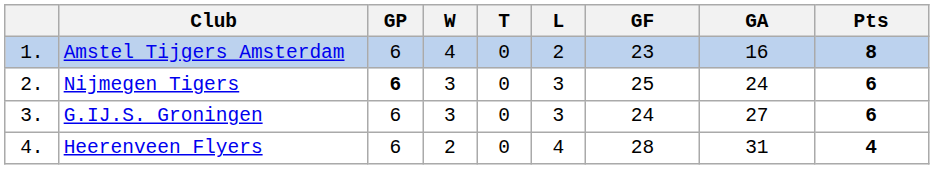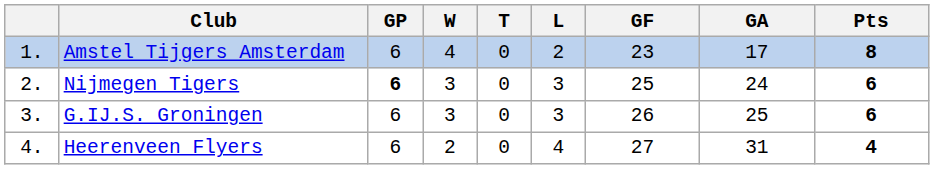(757, 52) 16 -> (757, 52) 17
(643, 116) 24 -> (643, 116) 26
(757, 116) 27 -> (757, 116) 25
(643, 148) 28 -> (643, 148) 27
